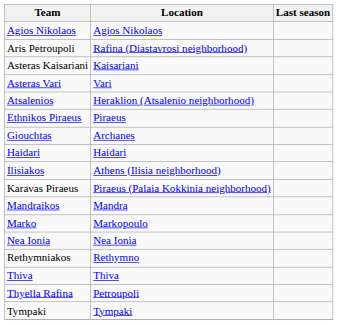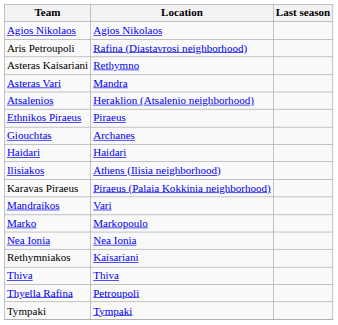(116, 65) Kaisariani -> (116, 65) Rethymno
(102, 83) Vari -> (110, 83) Mandra
(110, 205) Mandra -> (102, 205) Vari
(116, 258) Rethymno -> (116, 258) Kaisariani
